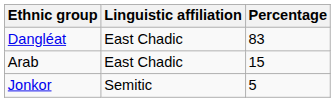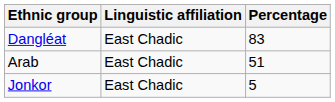(257, 62) 15 -> (257, 62) 51
(128, 85) Semitic -> (144, 85) East Chadic
